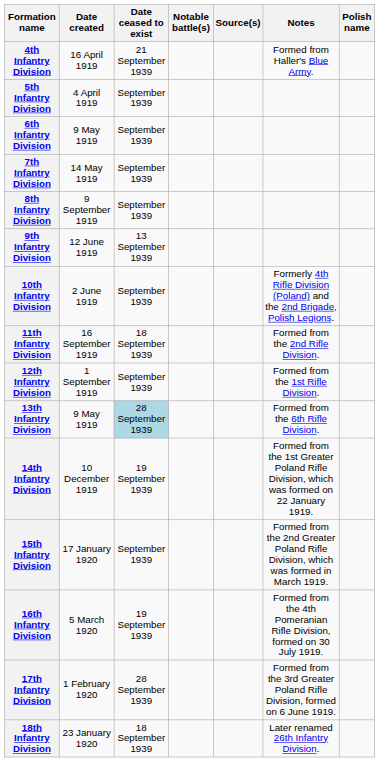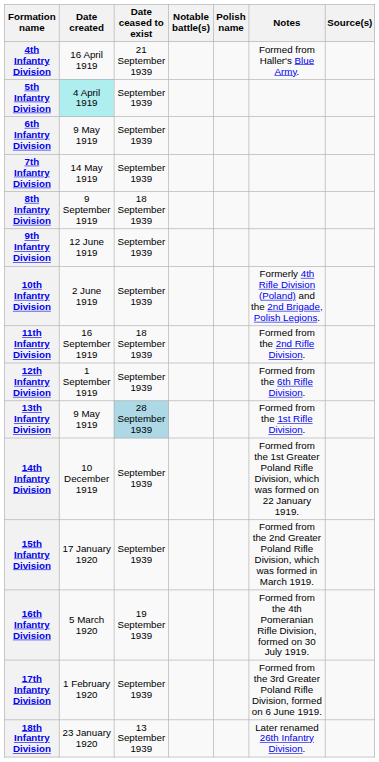columns swapped: (357, 23) <-> (238, 23)
(87, 98) no background -> (87, 98) paleturquoise background
(141, 210) September 1939 -> (141, 210) 18 September 1939
(141, 247) 13 September 1939 -> (141, 247) September 1939
(301, 382) Formed from the 1st Rifle Division. -> (287, 382) Formed from the 6th Rifle Division.
(301, 419) Formed from the 6th Rifle Division. -> (287, 419) Formed from the 1st Rifle Division.
(141, 478) 19 September 1939 -> (141, 478) September 1939
(141, 690) 28 September 1939 -> (141, 690) September 1939
(141, 738) 18 September 1939 -> (141, 738) 13 September 1939
